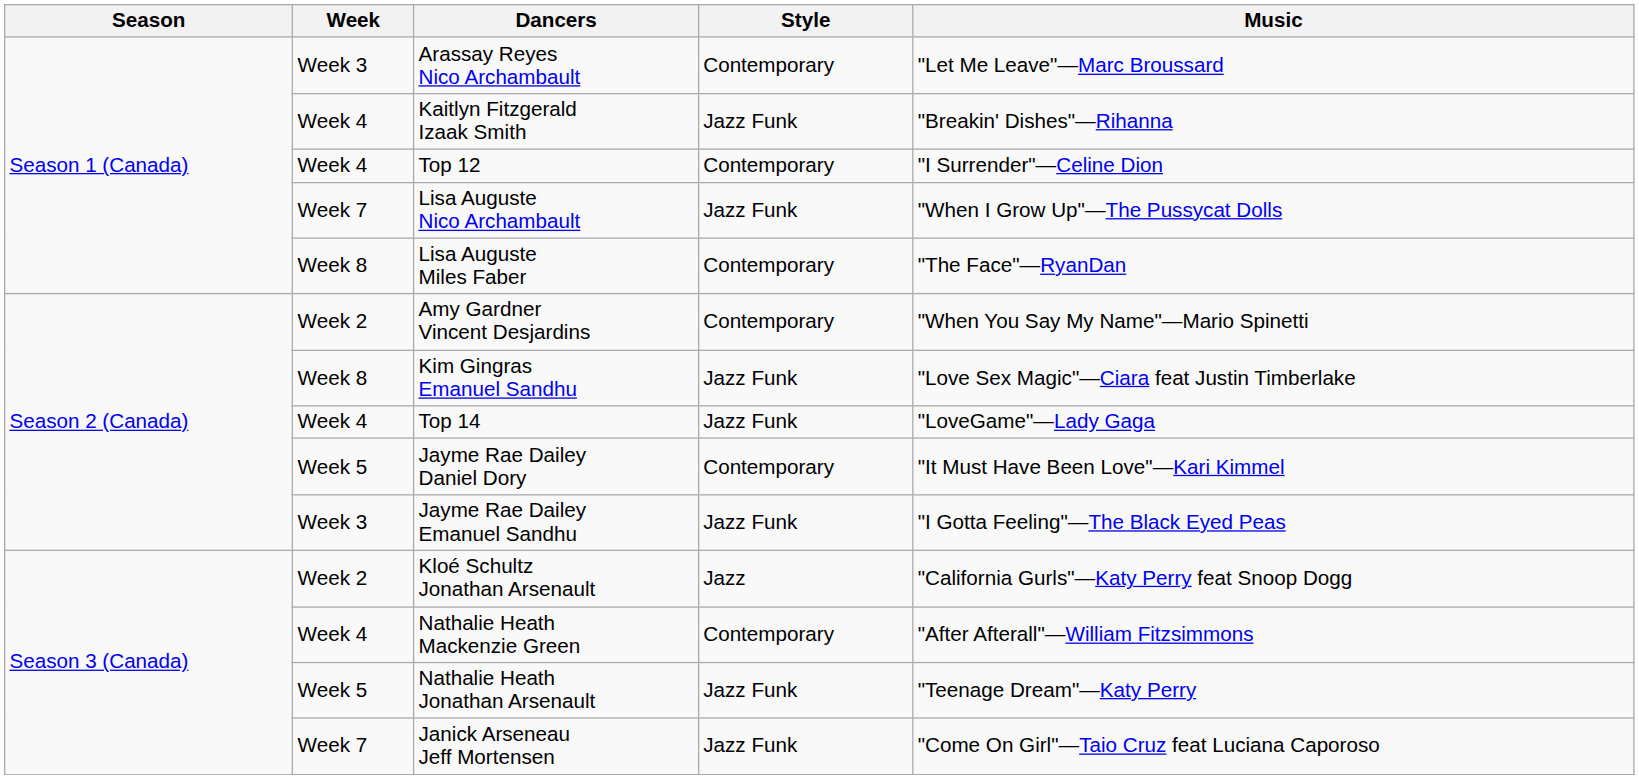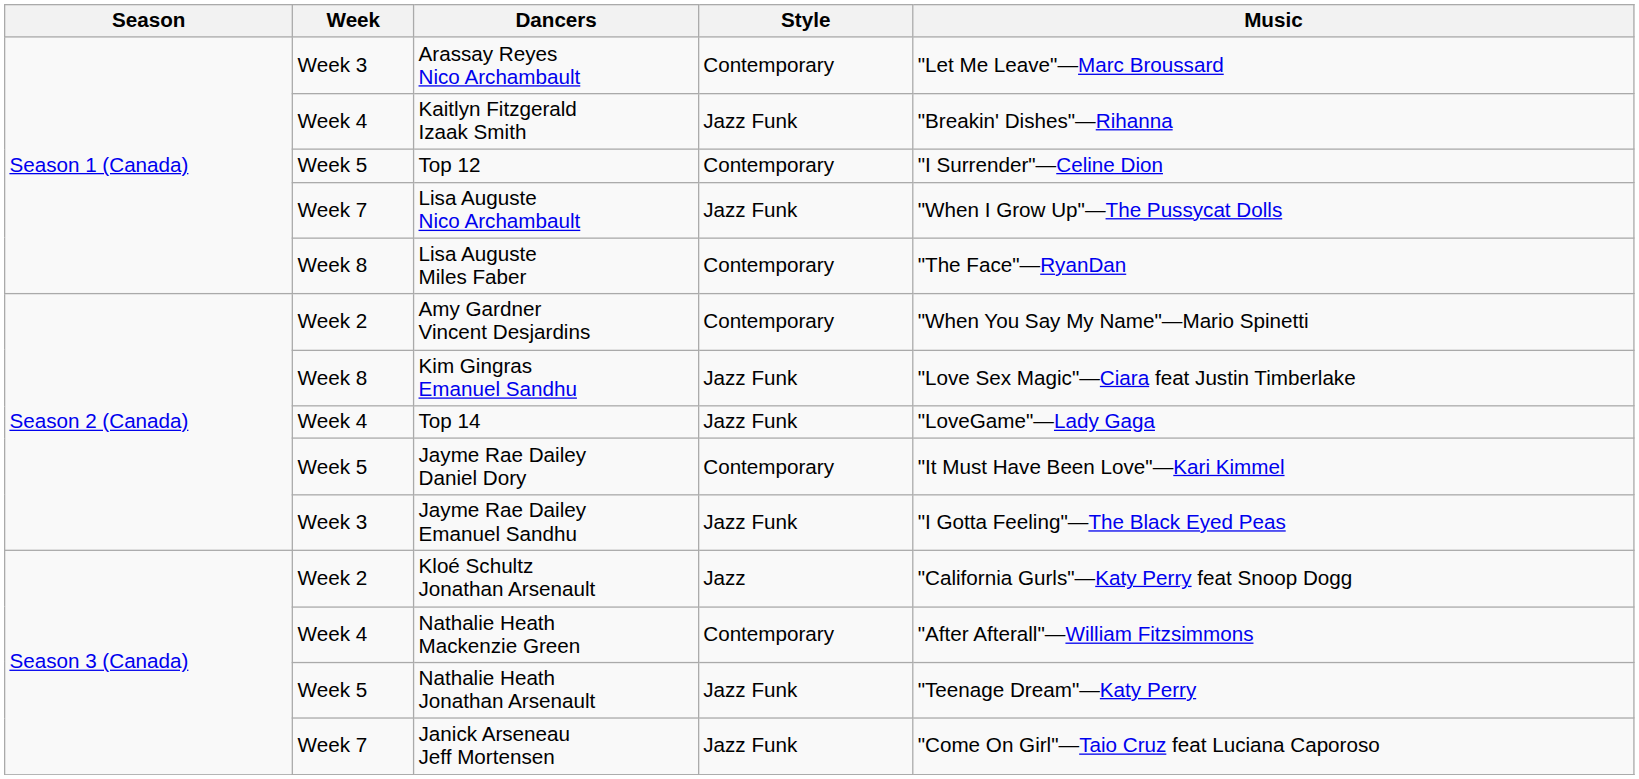(332, 165) Week 4 -> (332, 165) Week 5
